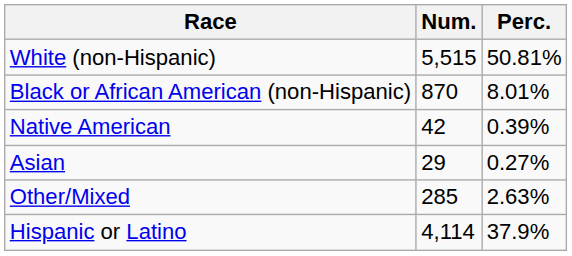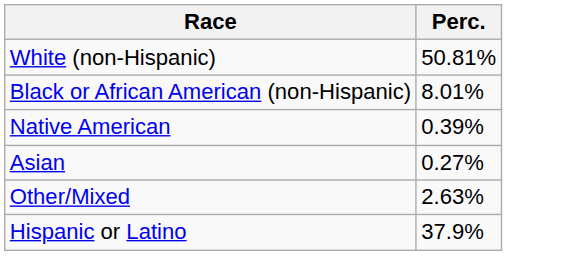- column: (449, 22)
